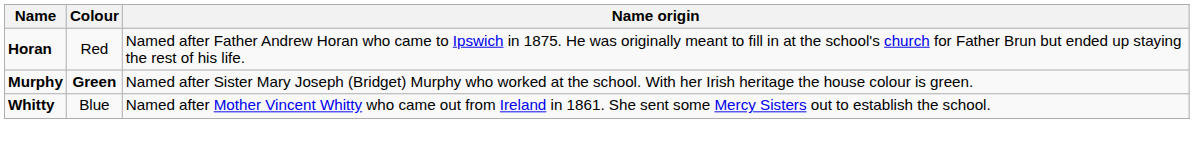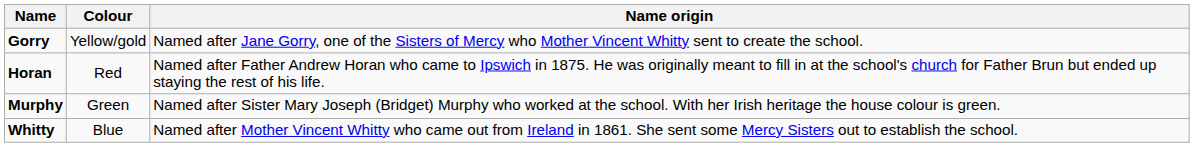+ row: (29, 40)
(94, 81) bold -> (108, 105) normal
